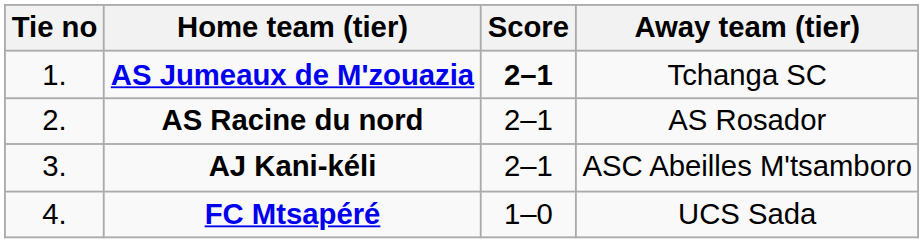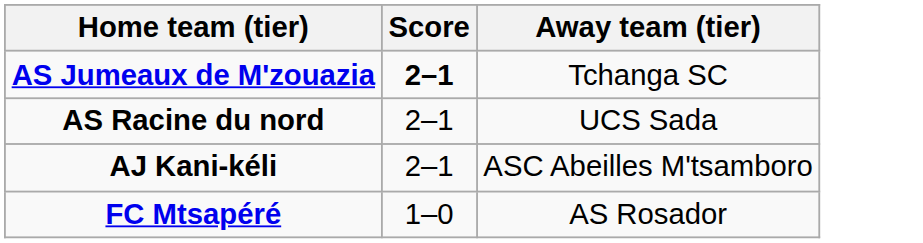- column: (55, 27)
(747, 120) AS Rosador -> (648, 120) UCS Sada
(747, 213) UCS Sada -> (648, 213) AS Rosador
